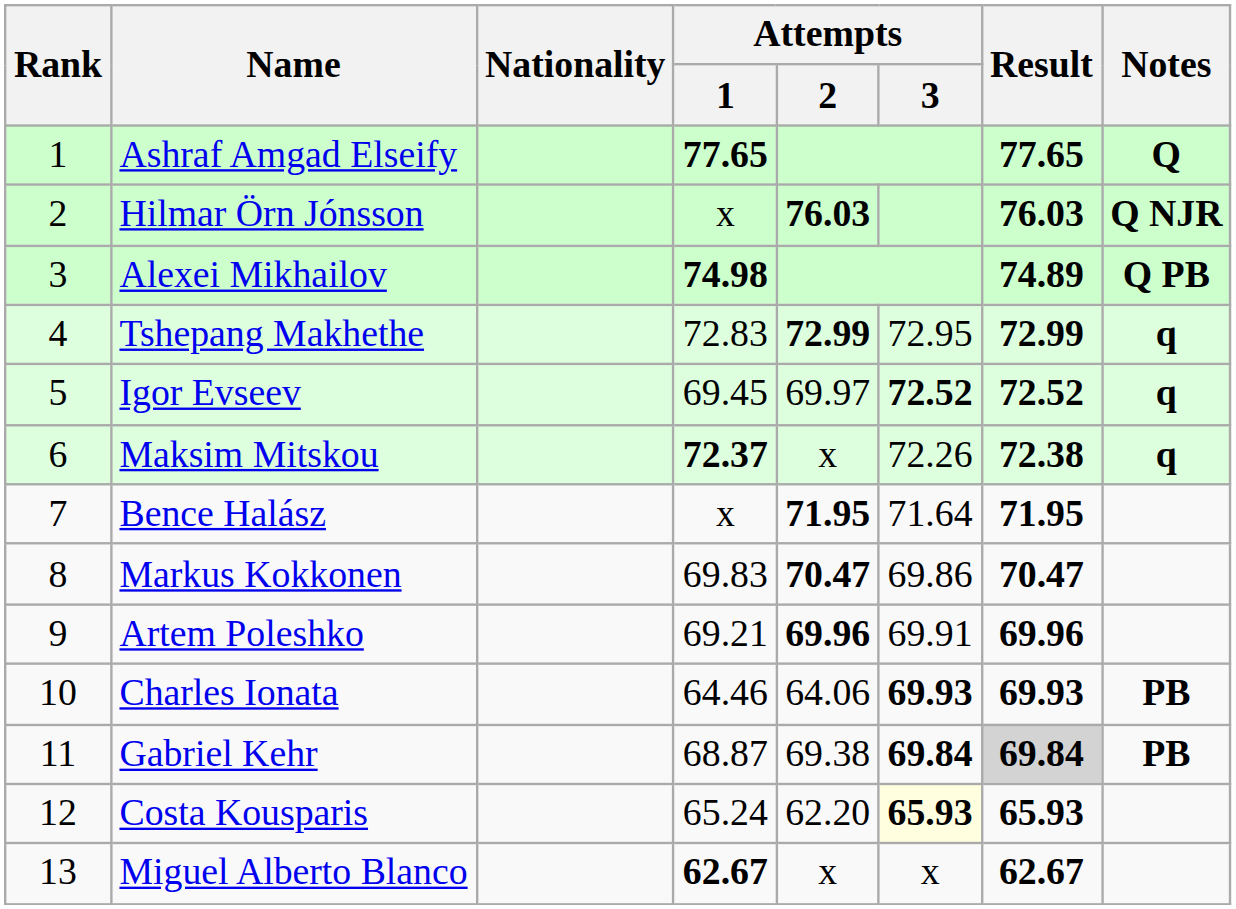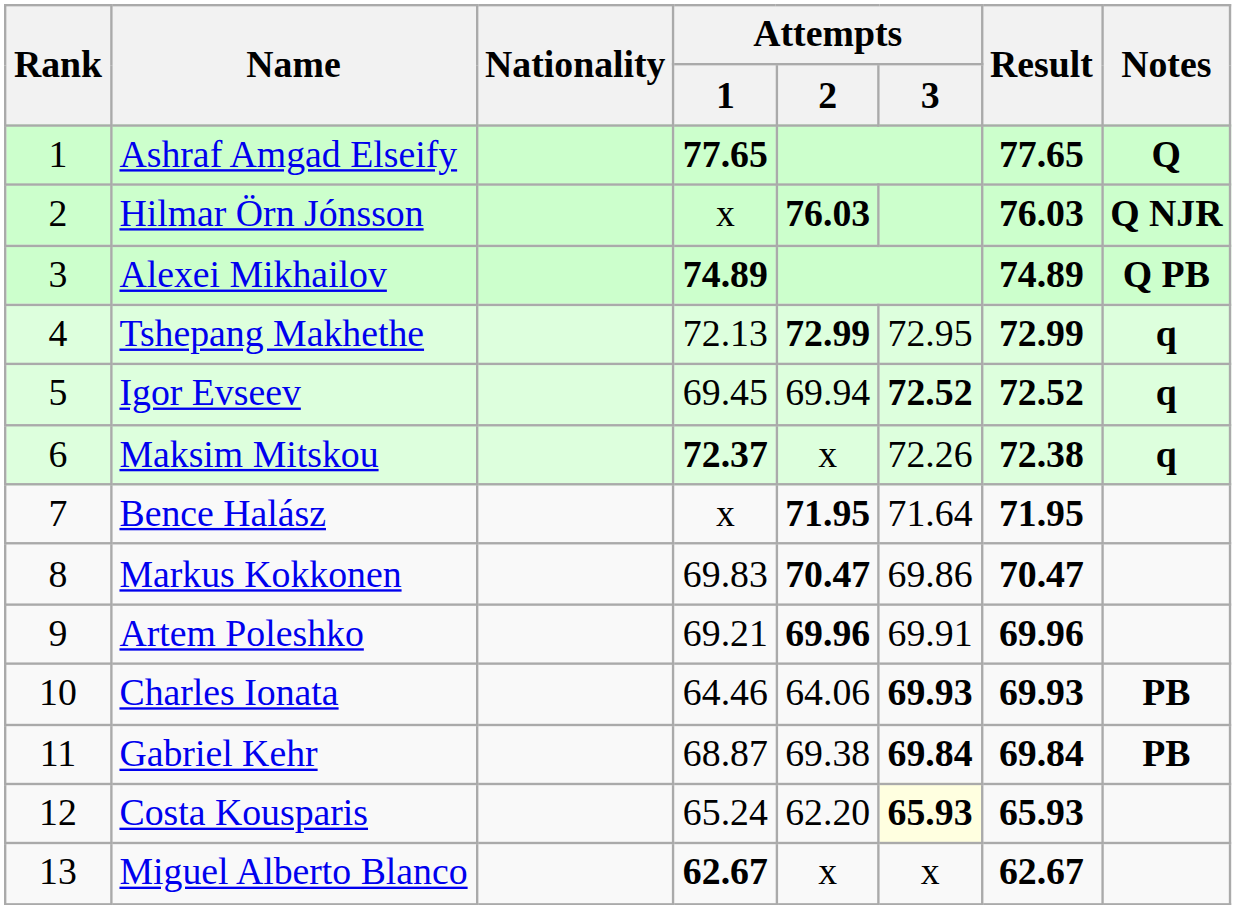(725, 273) 74.98 -> (725, 273) 74.89
(725, 333) 72.83 -> (725, 333) 72.13
(828, 393) 69.97 -> (828, 393) 69.94
(1041, 753) lightgrey background -> (1041, 753) no background
